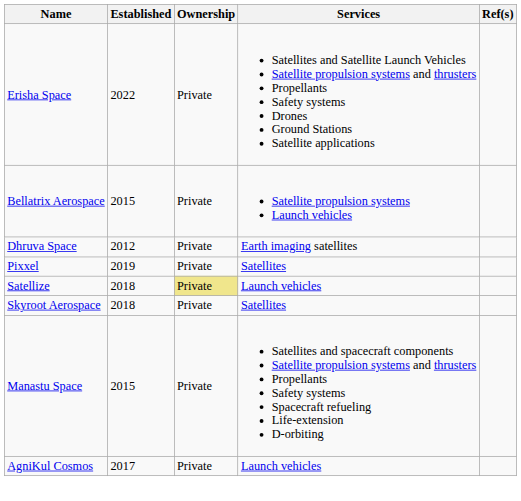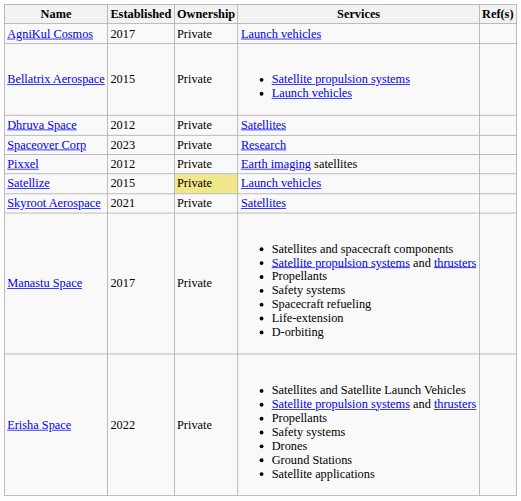rows swapped: (50, 466) <-> (39, 94)
(299, 246) Earth imaging satellites -> (263, 125) Satellites
+ row: (47, 144)
(123, 266) 2019 -> (123, 164) 2012
(263, 266) Satellites -> (299, 164) Earth imaging satellites
(123, 285) 2018 -> (123, 183) 2015
(123, 305) 2018 -> (123, 203) 2021
(123, 385) 2015 -> (123, 283) 2017
